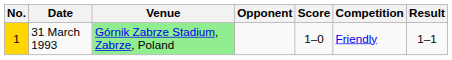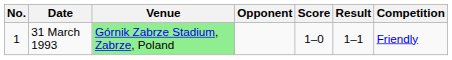columns swapped: (427, 13) <-> (370, 13)
(16, 38) gold background -> (16, 38) no background
